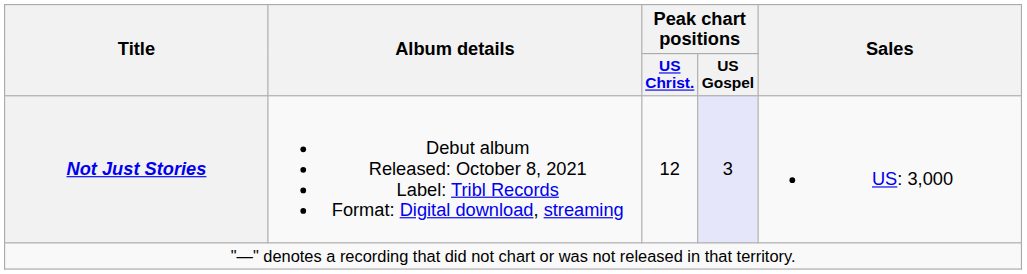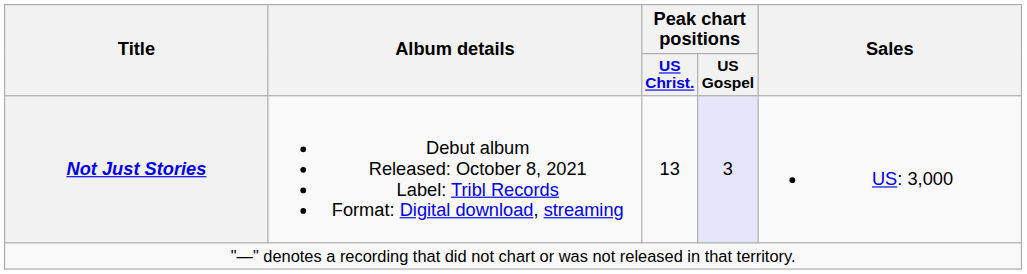(670, 169) 12 -> (670, 169) 13
